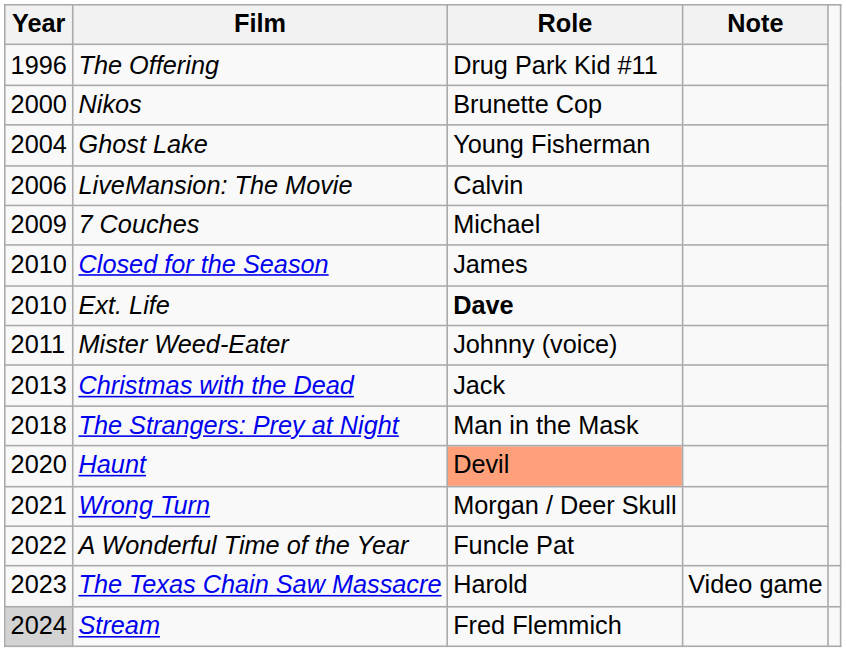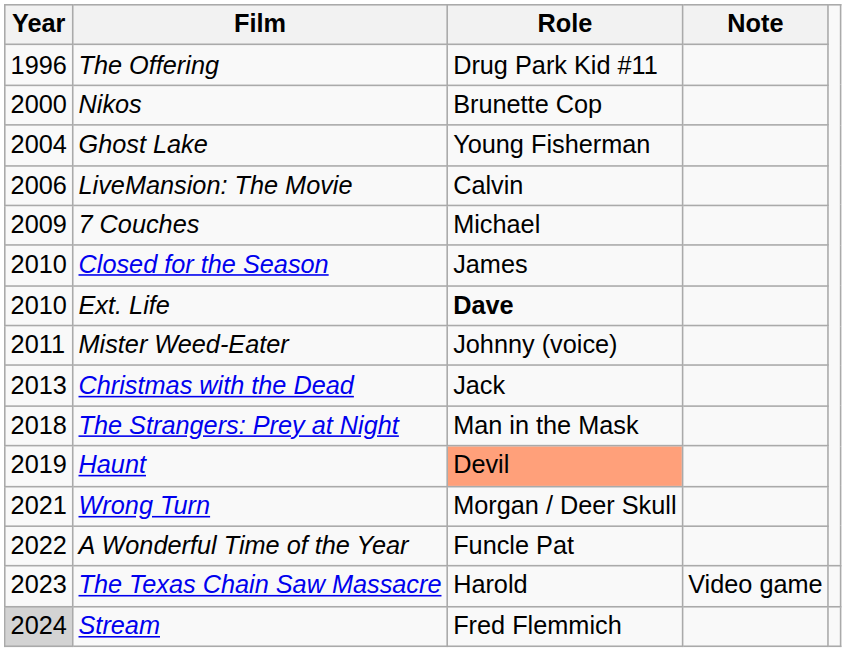(39, 465) 2020 -> (39, 465) 2019
